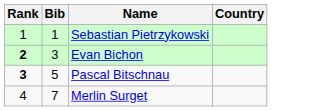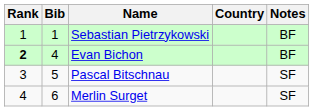+ column: (288, 14)
(55, 55) 3 -> (55, 55) 4
(23, 75) bold -> (23, 75) normal
(55, 95) 7 -> (55, 95) 6
